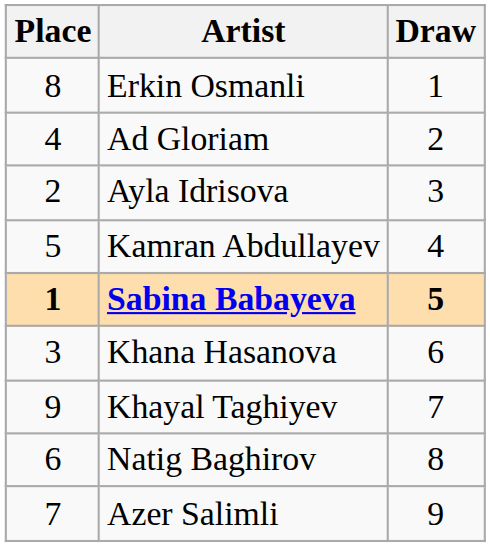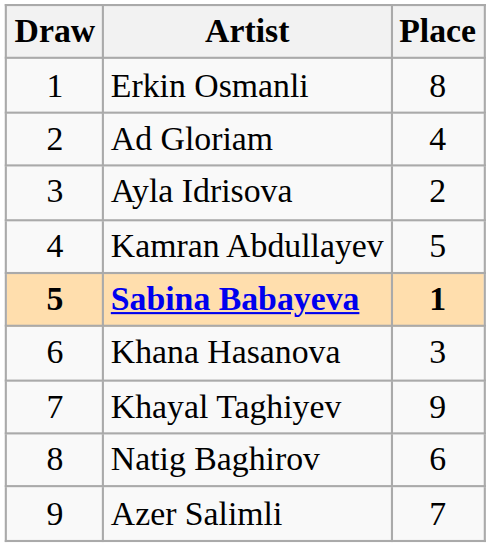columns swapped: (436, 31) <-> (53, 31)
